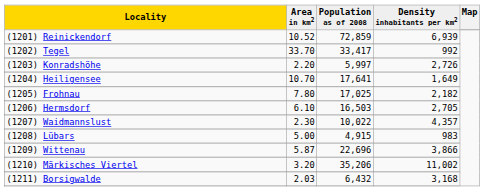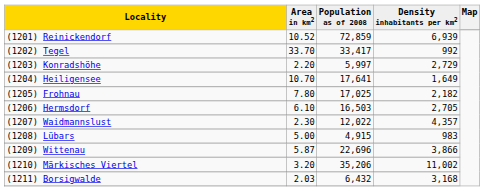(445, 65) 2,726 -> (445, 65) 2,729
(356, 122) 10,022 -> (356, 122) 12,022
